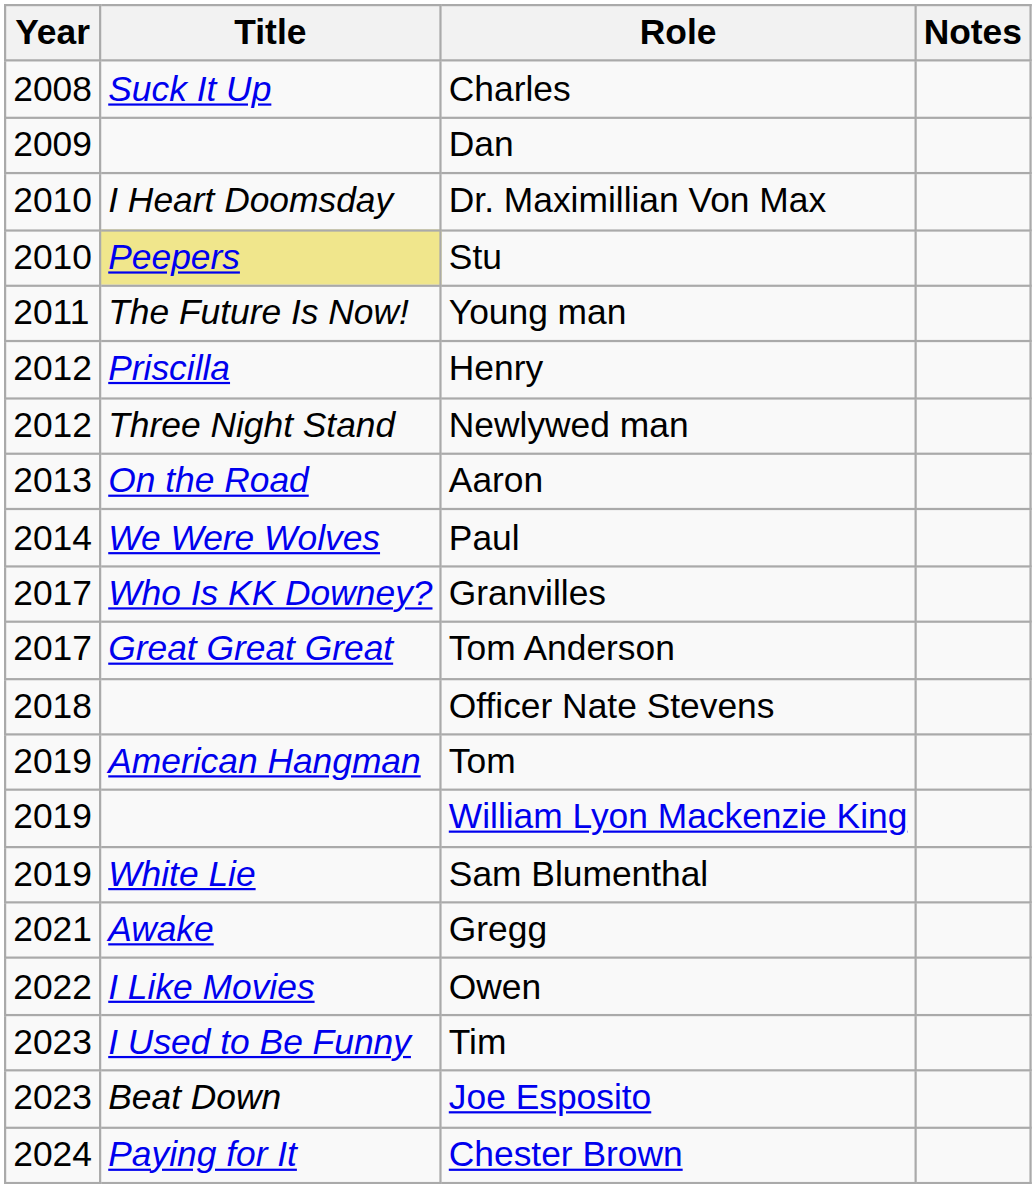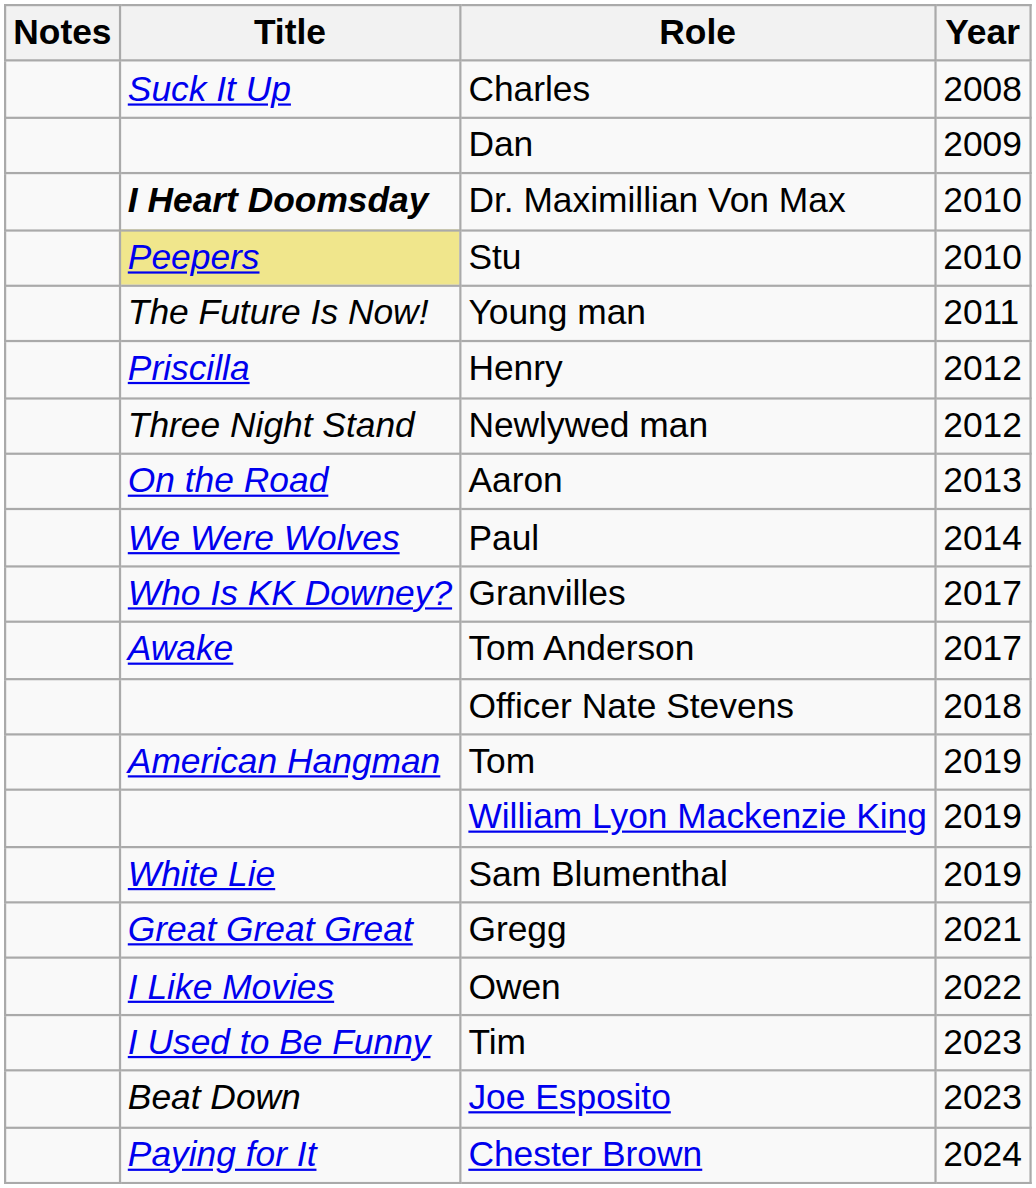columns swapped: (53, 32) <-> (973, 32)
(251, 200) normal -> (278, 200) bold
(251, 649) Great Great Great -> (181, 649) Awake
(161, 929) Awake -> (270, 929) Great Great Great
